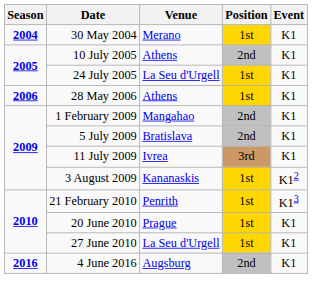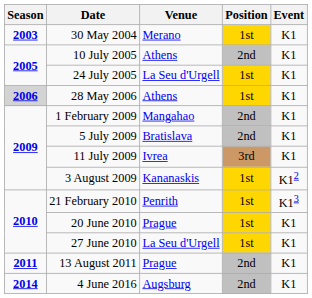(25, 35) 2004 -> (25, 35) 2003
(25, 96) no background -> (25, 96) lightgrey background
+ row: (98, 263)
(25, 263) 2016 -> (25, 283) 2014
